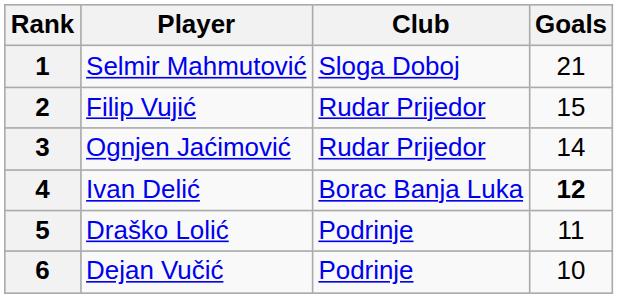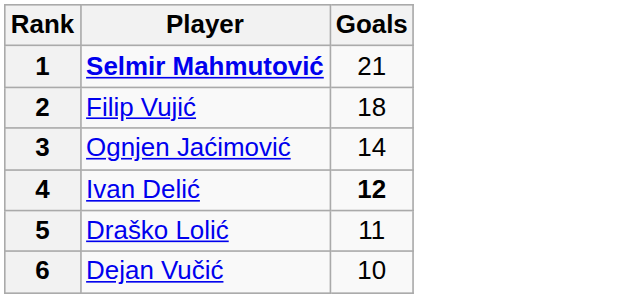- column: (421, 25)
(196, 66) normal -> (205, 66) bold
(571, 107) 15 -> (372, 107) 18
